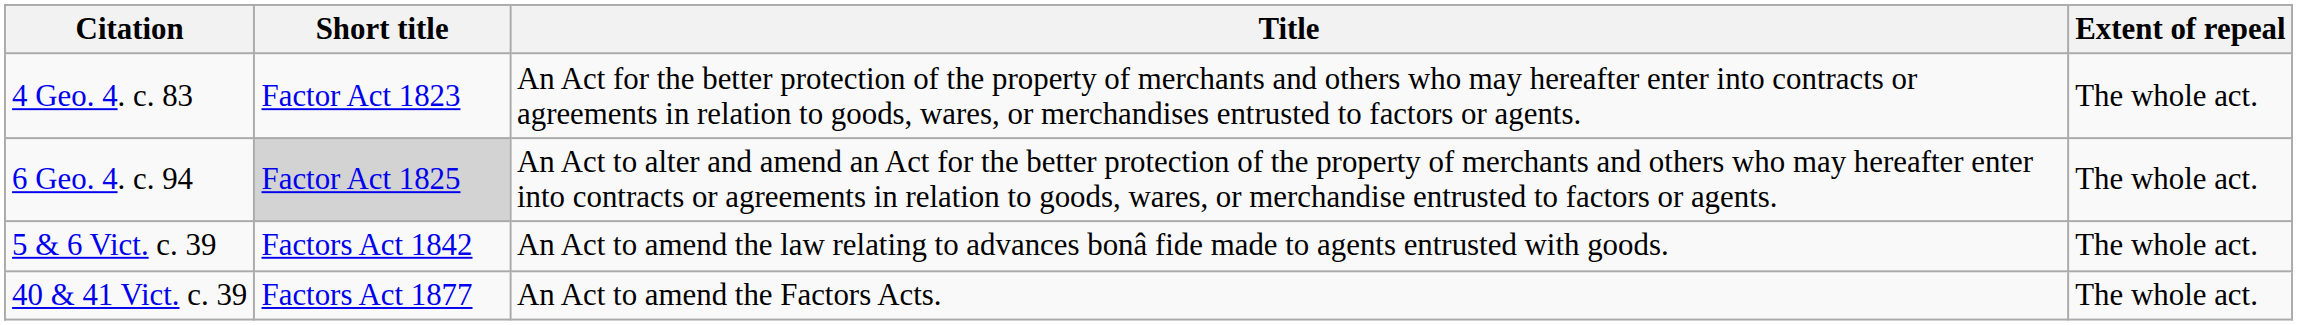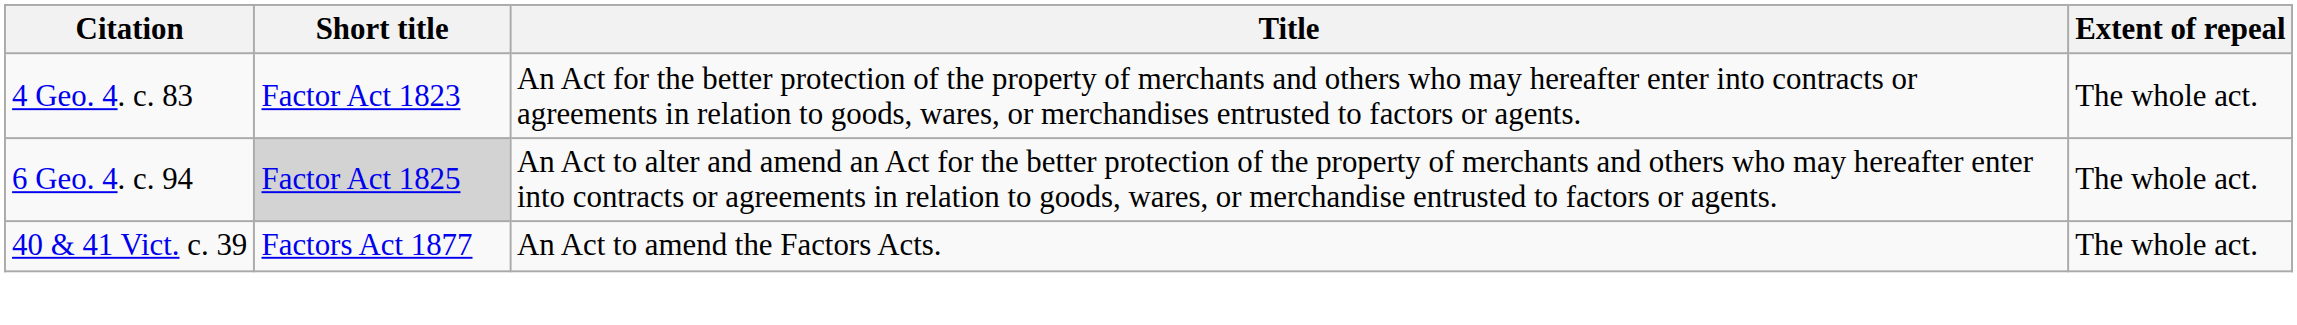- row: (114, 245)
